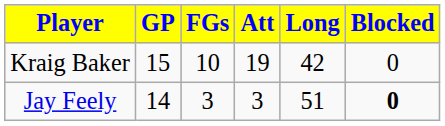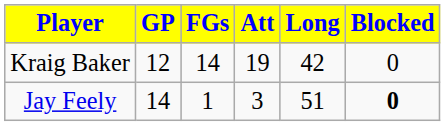(158, 62) 15 -> (158, 62) 12
(208, 62) 10 -> (208, 62) 14
(208, 100) 3 -> (208, 100) 1
